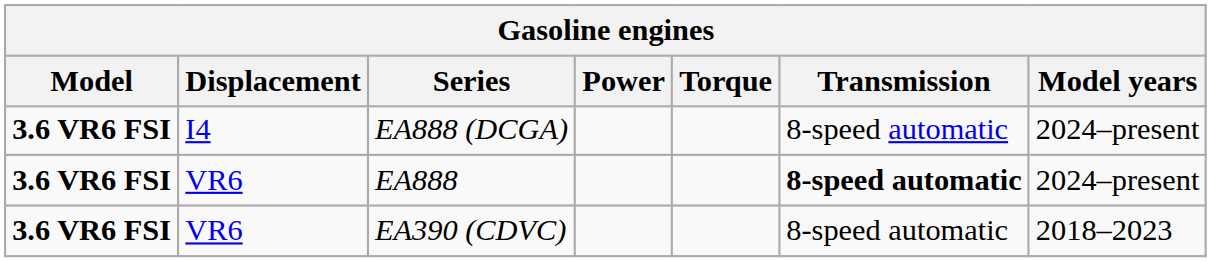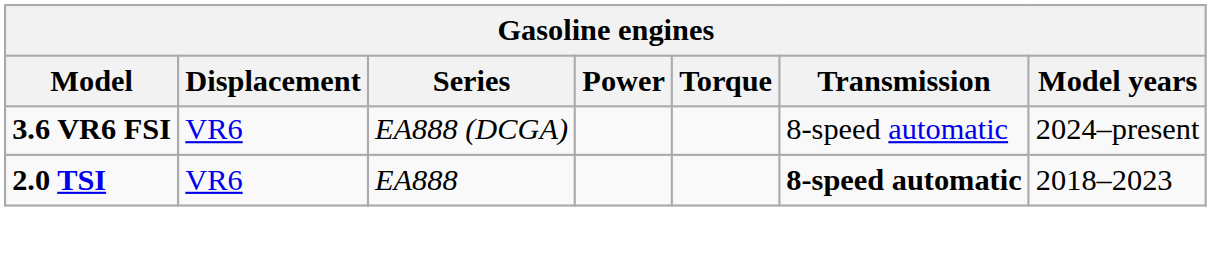(198, 130) I4 -> (214, 130) VR6
(92, 180) 3.6 VR6 FSI -> (59, 180) 2.0 TSI
(1118, 180) 2024–present -> (1104, 180) 2018–2023
- row: (471, 230)
